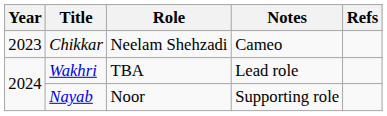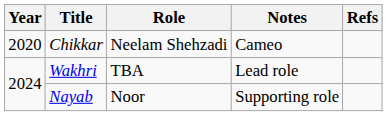(25, 44) 2023 -> (25, 44) 2020
